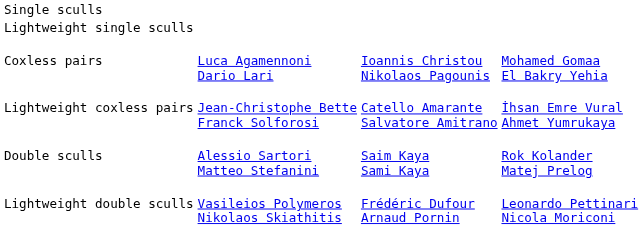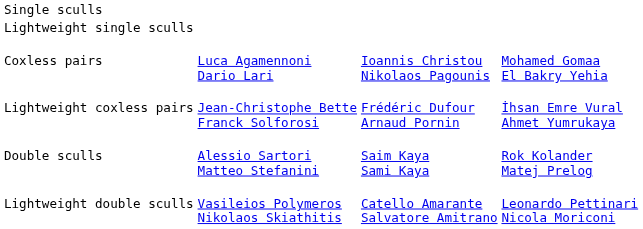(429, 115) Catello Amarante Salvatore Amitrano -> (418, 115) Frédéric Dufour Arnaud Pornin
(418, 210) Frédéric Dufour Arnaud Pornin -> (429, 210) Catello Amarante Salvatore Amitrano
